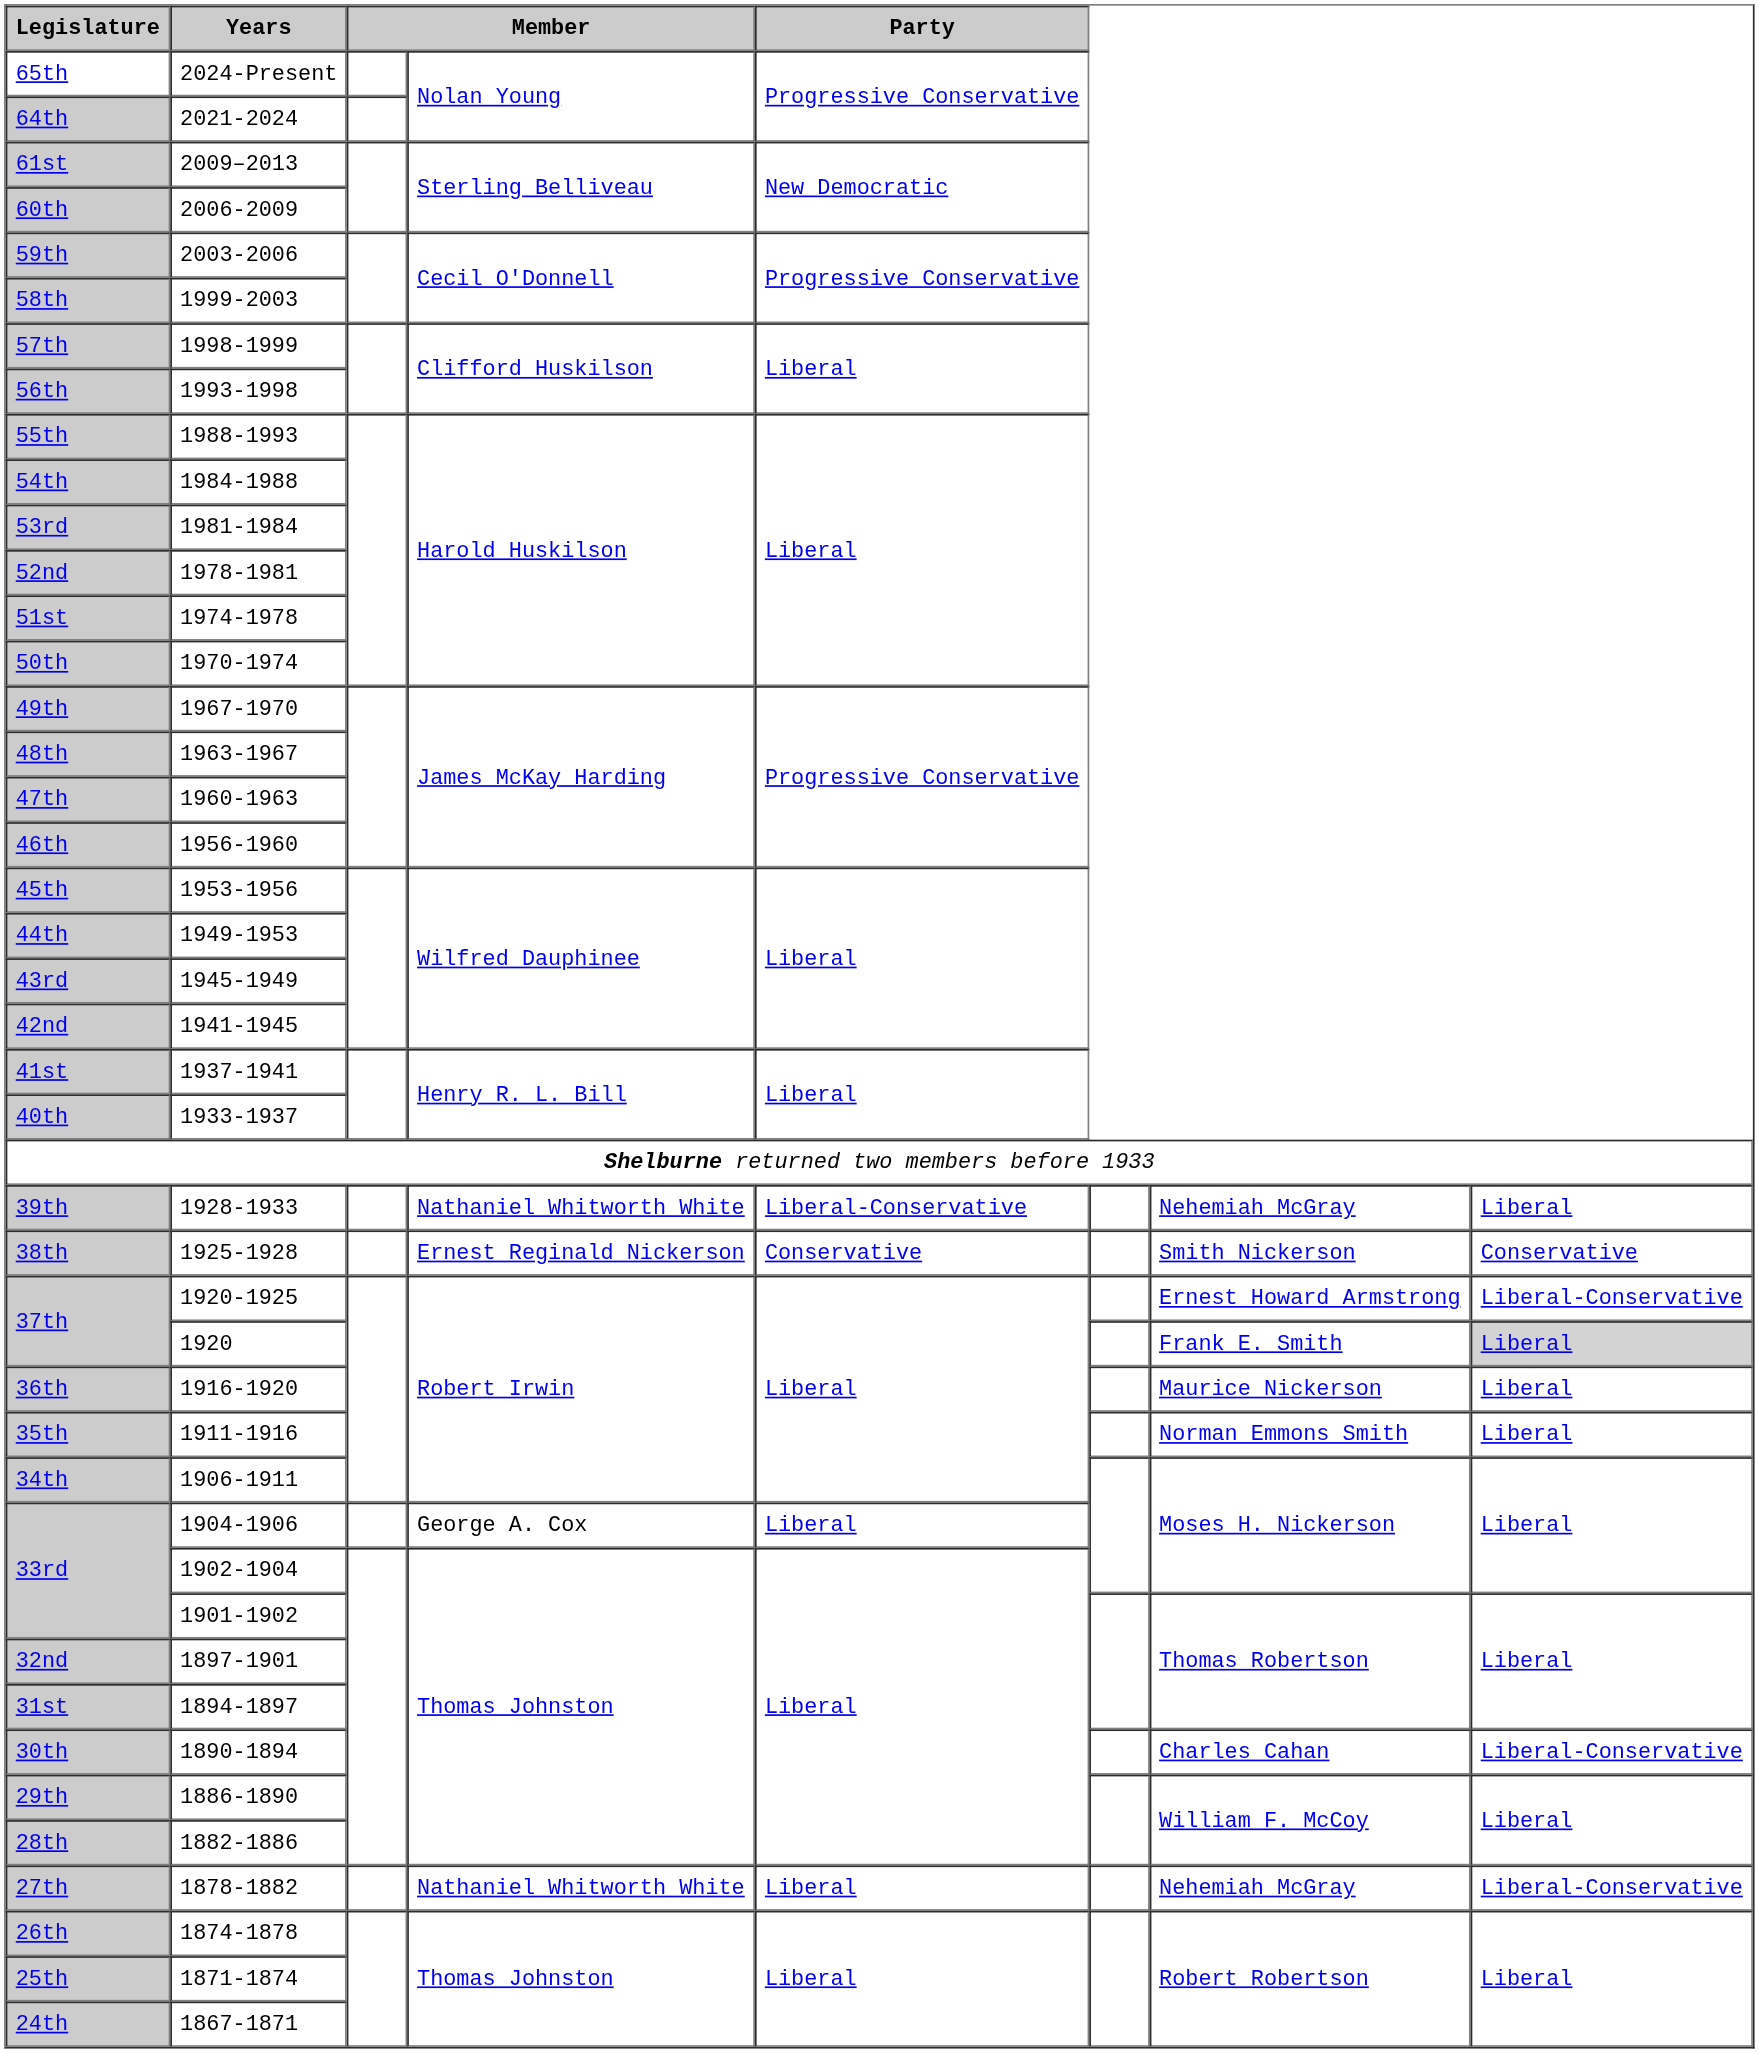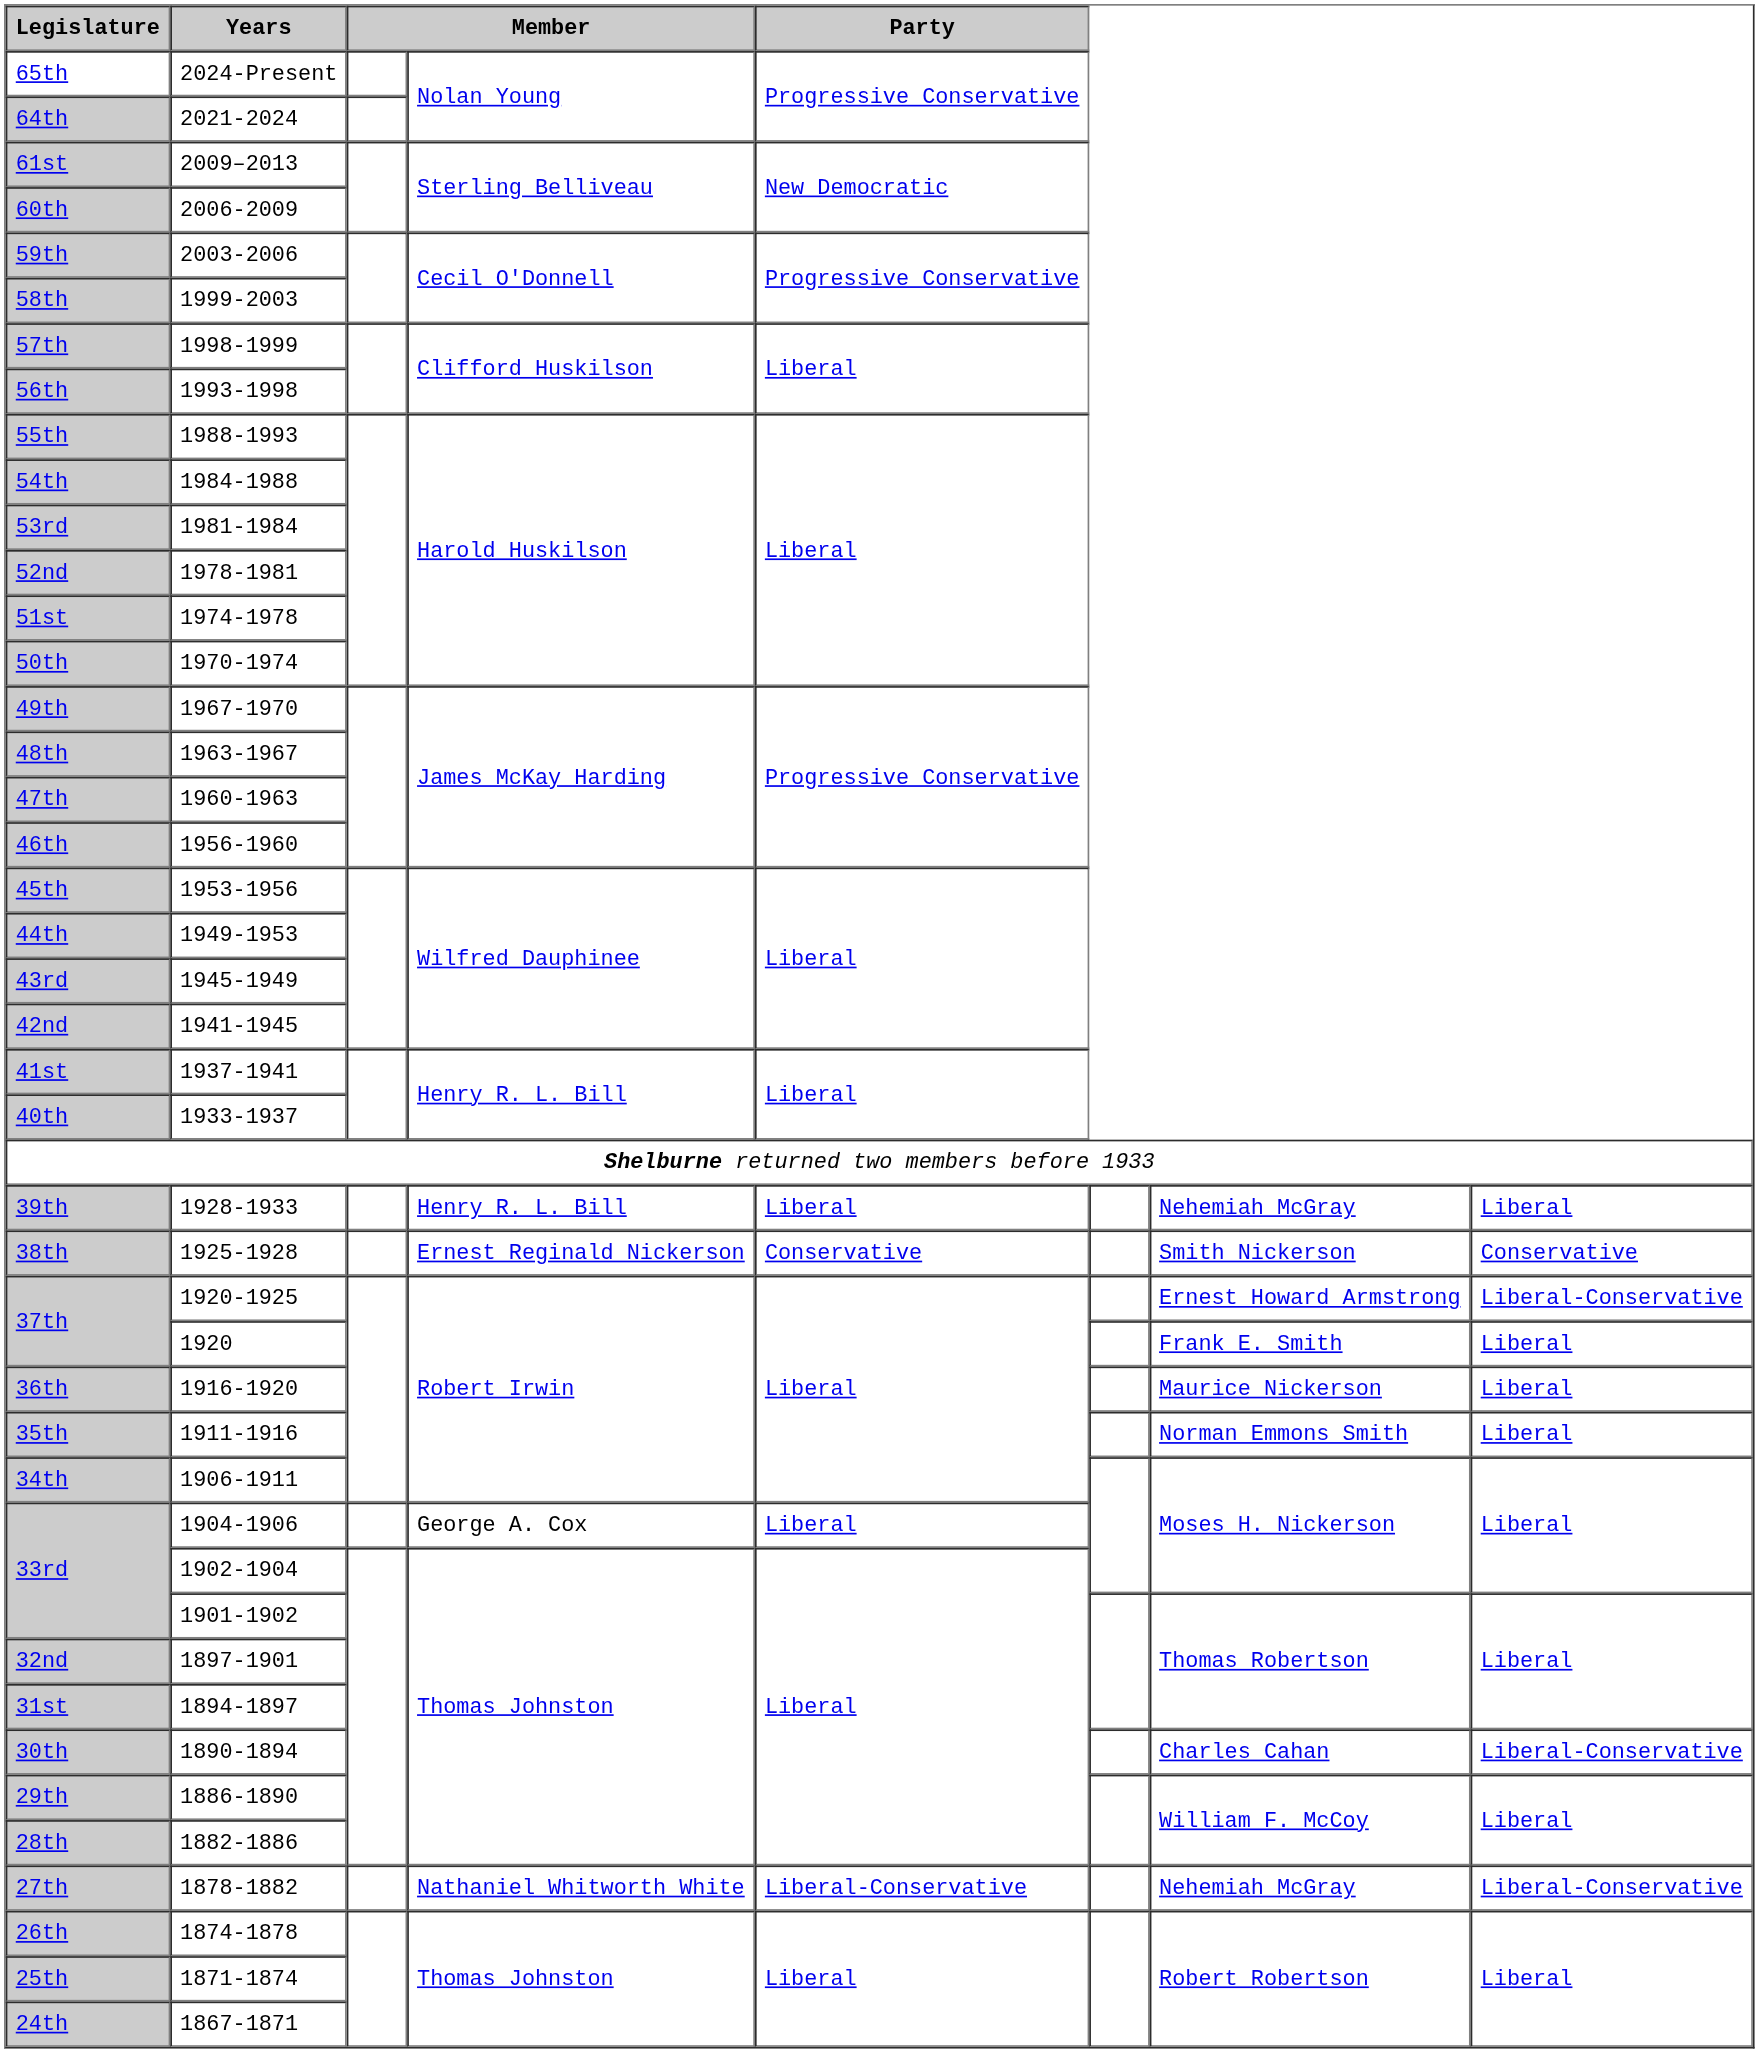(581, 1208) Nathaniel Whitworth White -> (522, 1208) Henry R. L. Bill
(896, 1208) Liberal-Conservative -> (811, 1208) Liberal
(1527, 1344) lightgrey background -> (1527, 1344) no background
(811, 1888) Liberal -> (896, 1888) Liberal-Conservative
